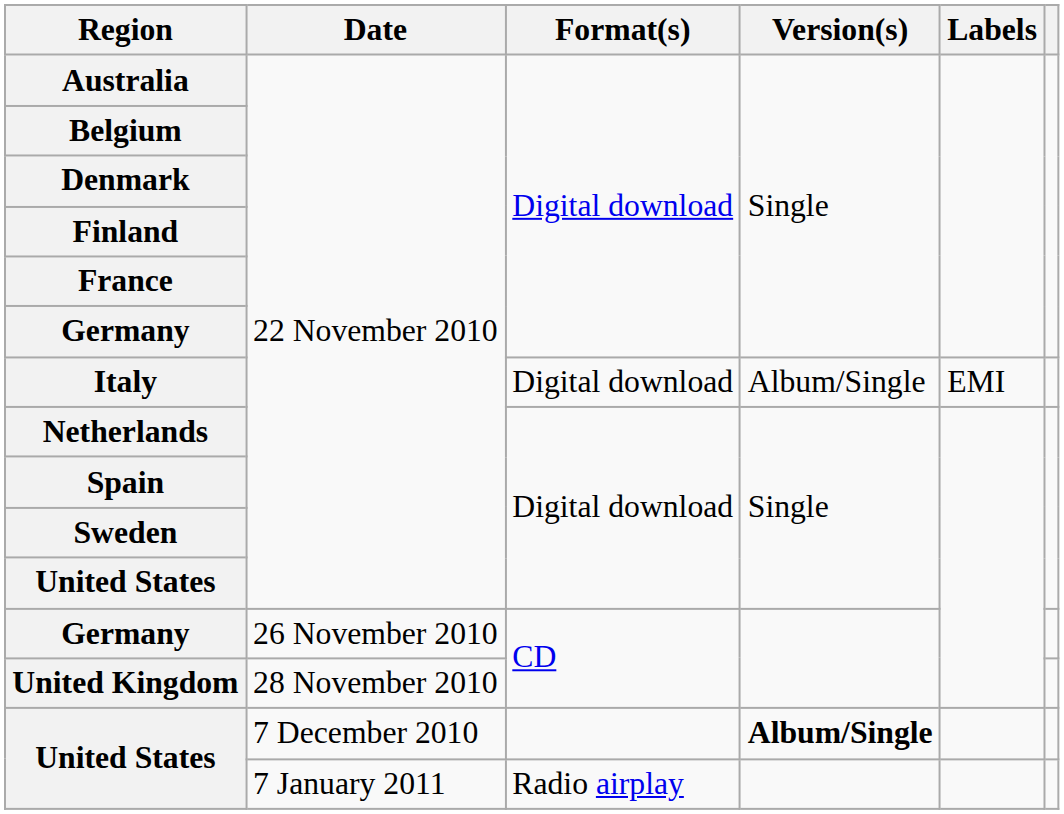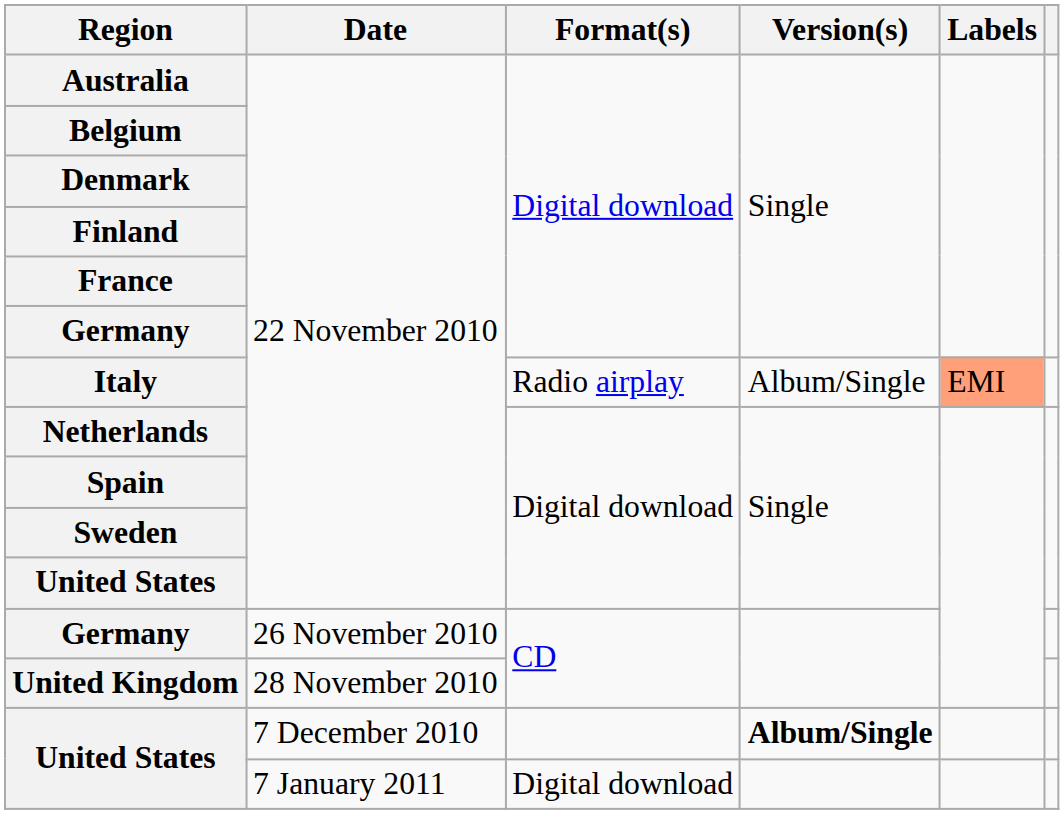(623, 381) Digital download -> (598, 381) Radio airplay
(976, 381) no background -> (976, 381) lightsalmon background
(598, 783) Radio airplay -> (623, 783) Digital download
